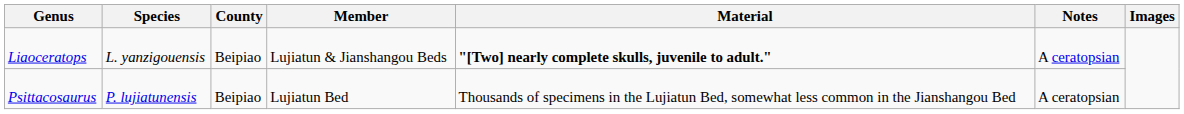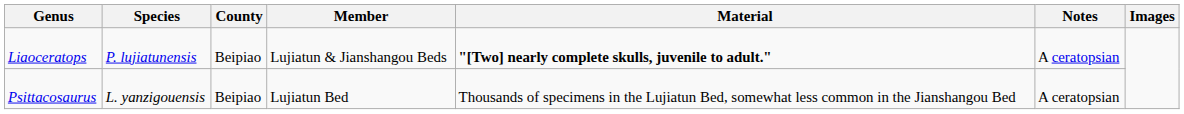(155, 56) L. yanzigouensis -> (151, 56) P. lujiatunensis
(151, 96) P. lujiatunensis -> (155, 96) L. yanzigouensis
